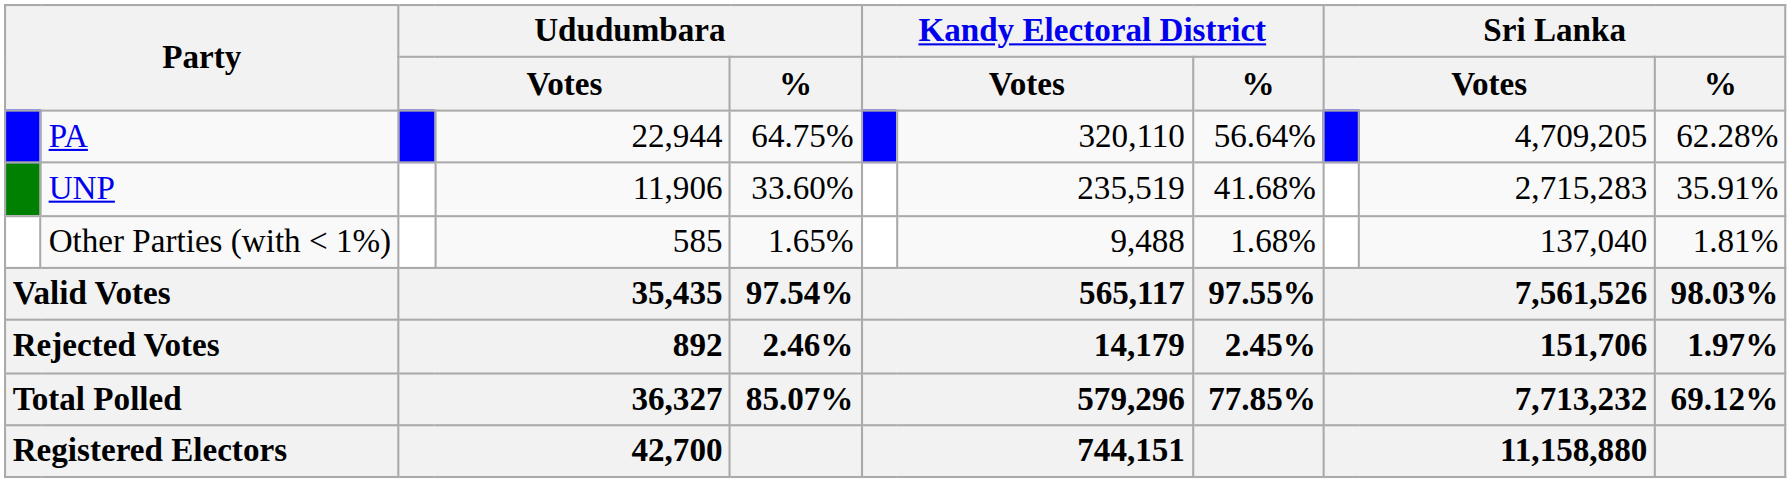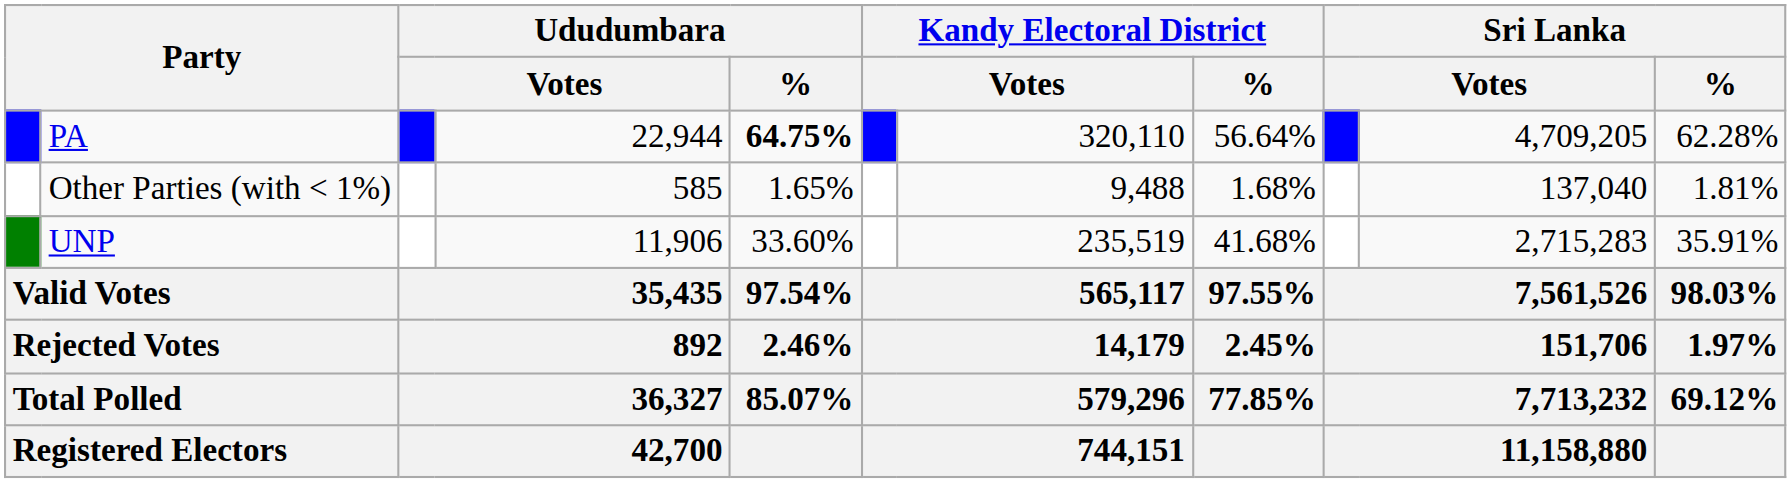(802, 135) normal -> (800, 135) bold
rows swapped: (82, 188) <-> (220, 240)
